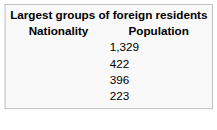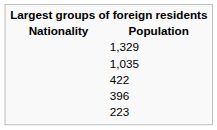+ row: (124, 64)
